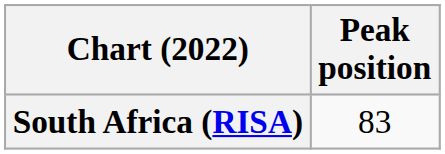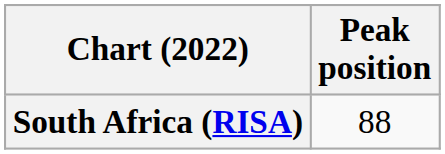(375, 121) 83 -> (375, 121) 88
